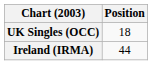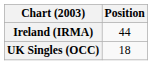rows swapped: (53, 50) <-> (53, 32)
